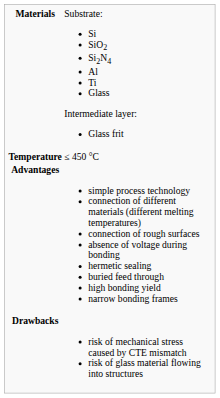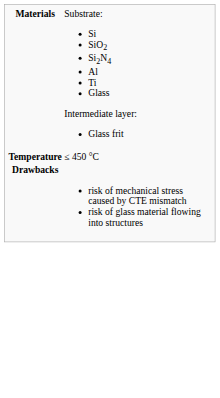- row: (35, 170)
